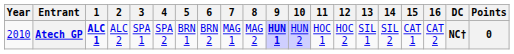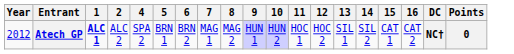- column: (142, 13)
(19, 35) 2010 -> (19, 35) 2012
(277, 35) bold -> (254, 35) normal
